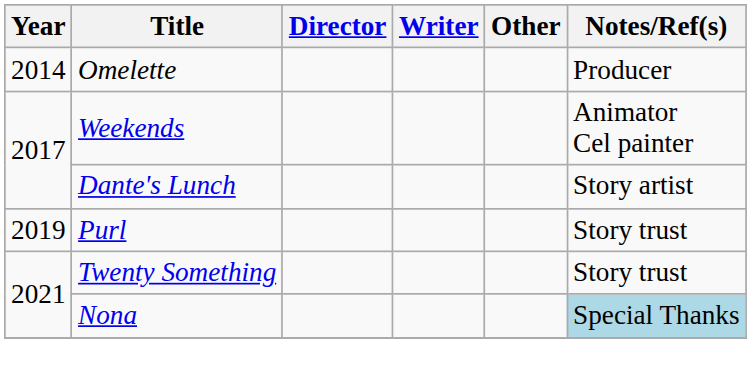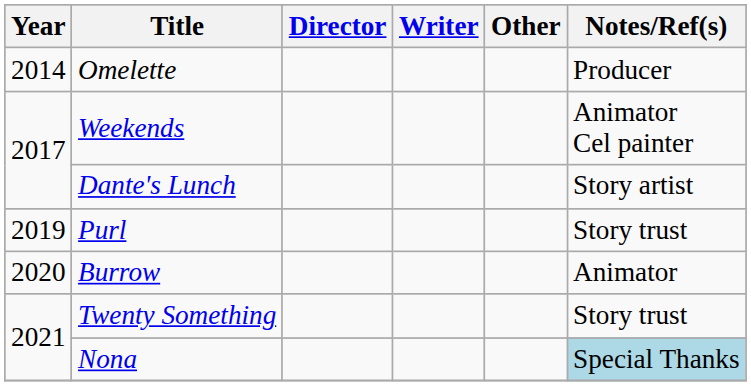+ row: (119, 272)
